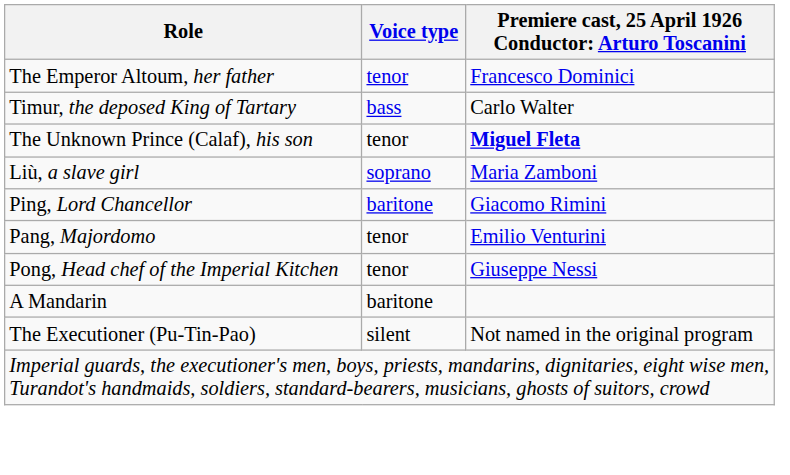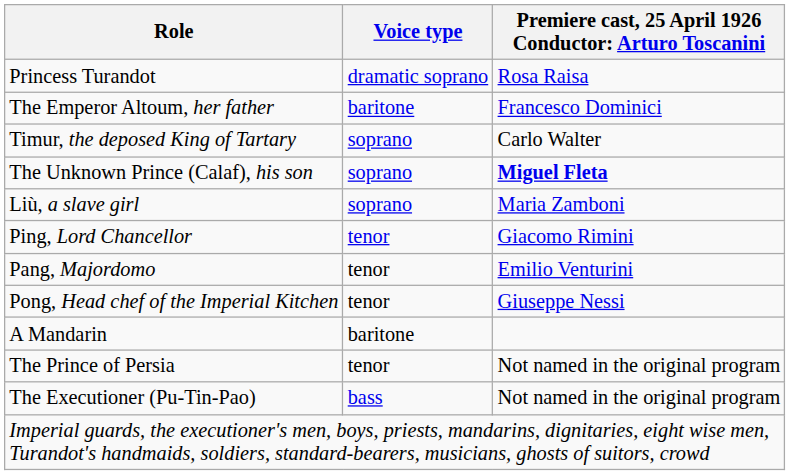+ row: (82, 75)
(387, 75) tenor -> (381, 107) baritone
(384, 107) bass -> (380, 140) soprano
(387, 140) tenor -> (380, 172) soprano
(400, 204) baritone -> (369, 236) tenor
+ row: (92, 365)
(388, 333) silent -> (365, 397) bass
